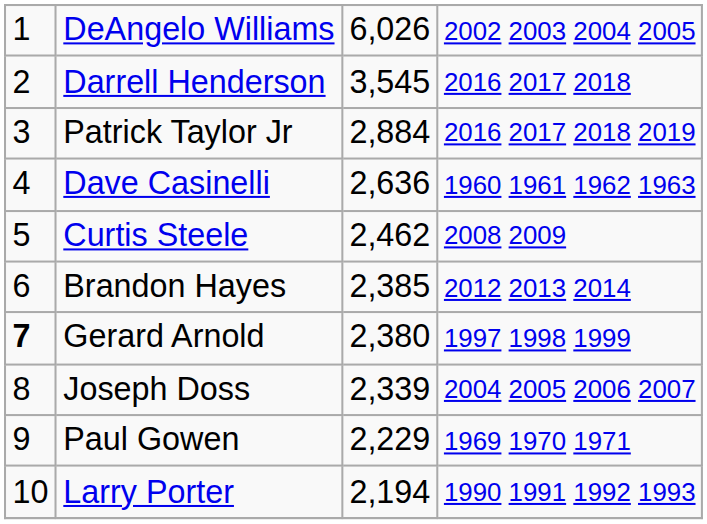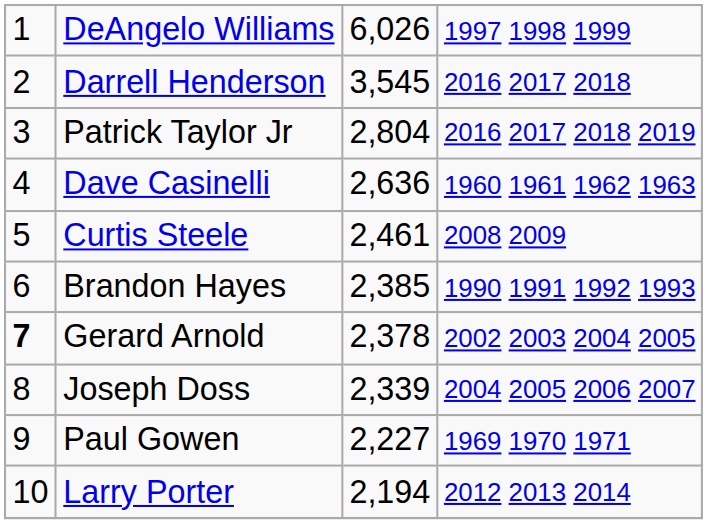(570, 31) 2002 2003 2004 2005 -> (537, 31) 1997 1998 1999
(390, 132) 2,884 -> (390, 132) 2,804
(390, 235) 2,462 -> (390, 235) 2,461
(537, 287) 2012 2013 2014 -> (570, 287) 1990 1991 1992 1993
(390, 337) 2,380 -> (390, 337) 2,378
(537, 338) 1997 1998 1999 -> (570, 338) 2002 2003 2004 2005
(390, 440) 2,229 -> (390, 440) 2,227
(570, 492) 1990 1991 1992 1993 -> (537, 492) 2012 2013 2014
